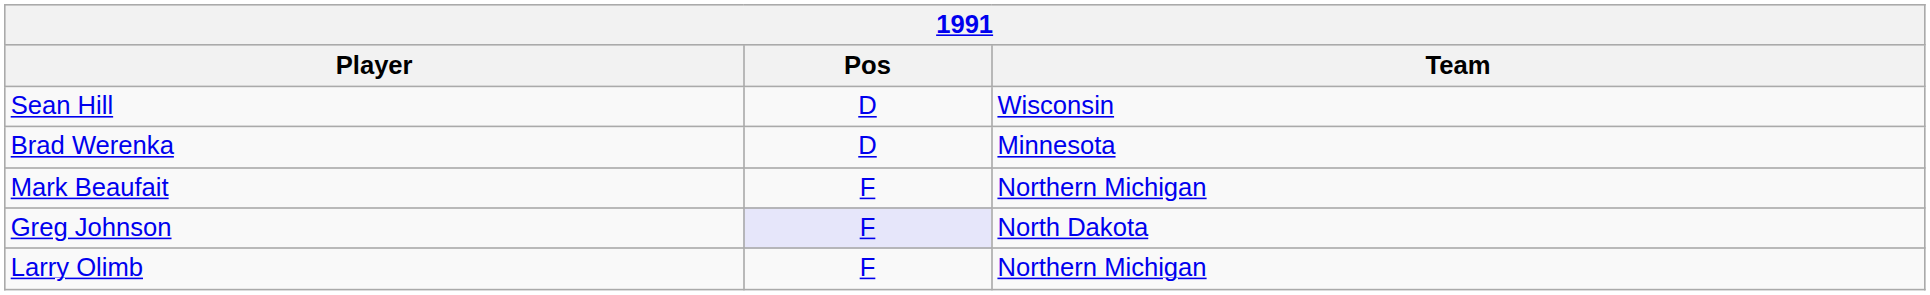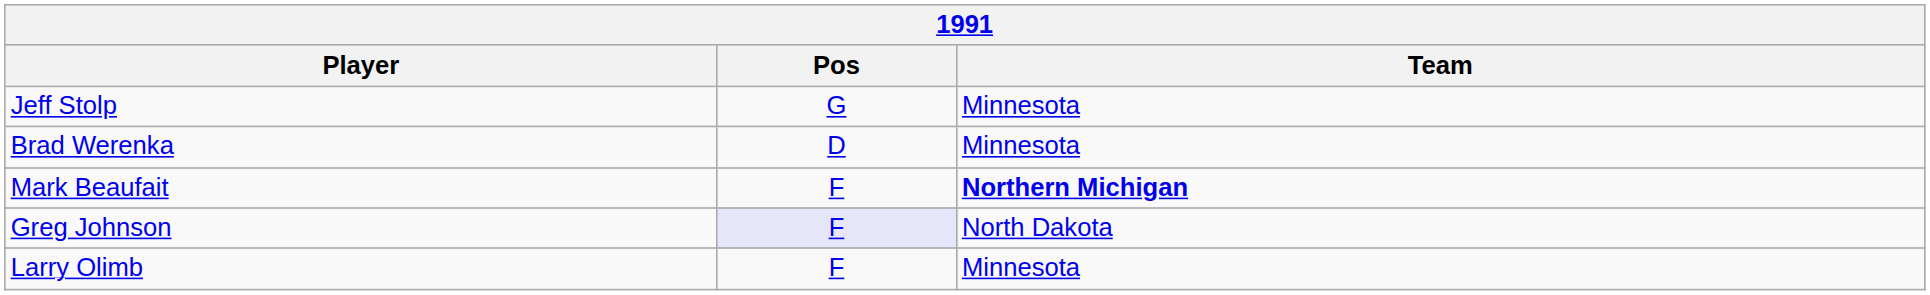+ row: (64, 106)
- row: (62, 106)
(1102, 187) normal -> (1075, 187) bold
(1102, 268) Northern Michigan -> (1021, 268) Minnesota
